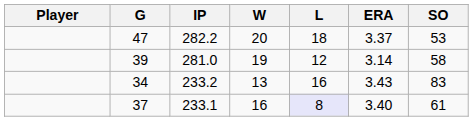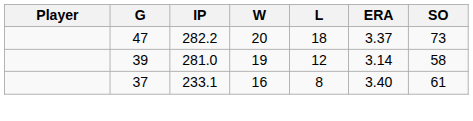(438, 37) 53 -> (438, 37) 73
- row: (140, 82)
(319, 104) lavender background -> (319, 82) no background
